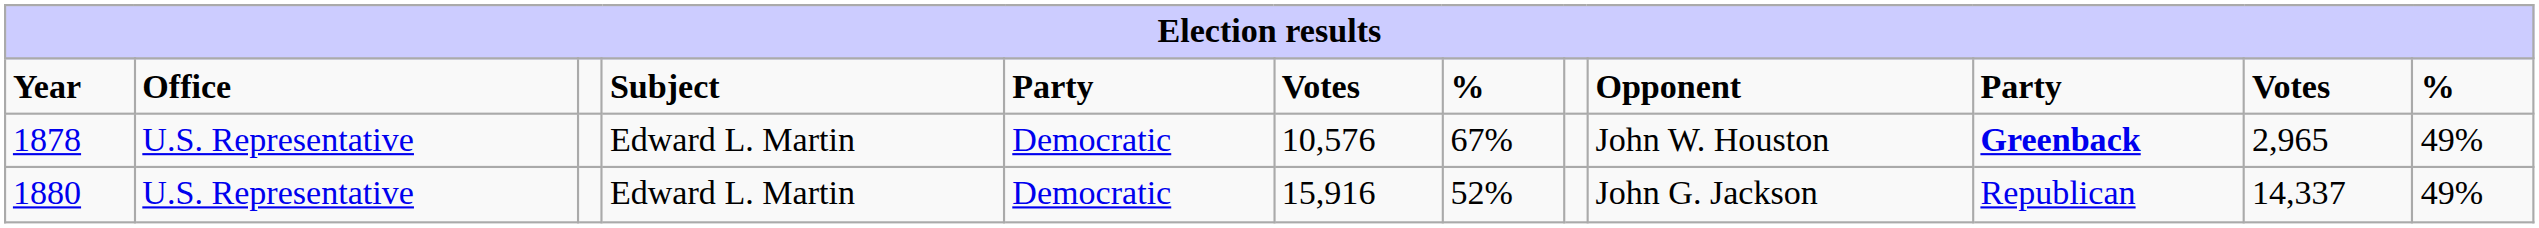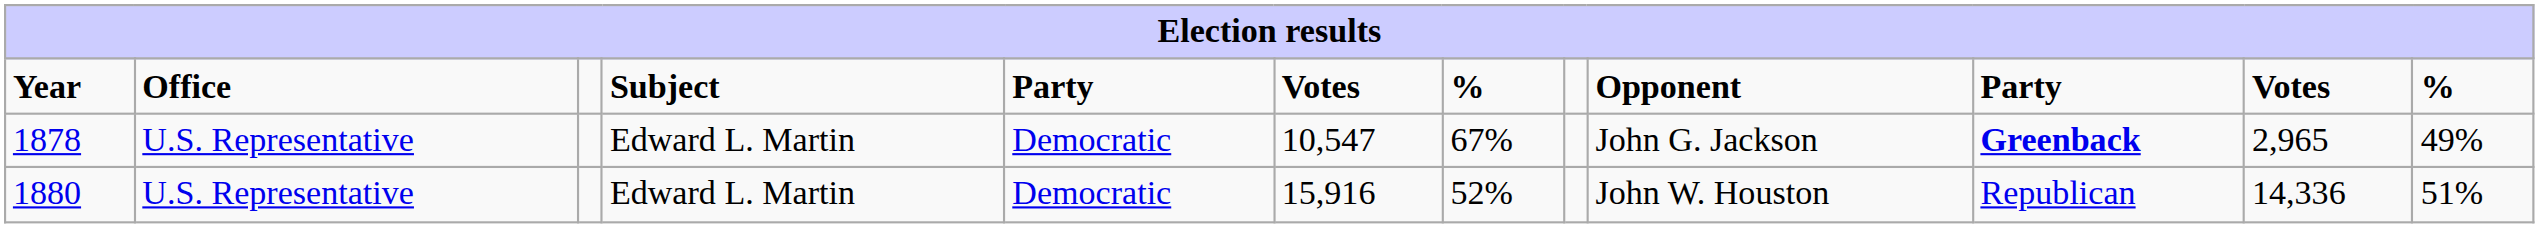(1329, 139) 10,576 -> (1329, 139) 10,547
(1712, 139) John W. Houston -> (1707, 139) John G. Jackson
(1707, 193) John G. Jackson -> (1712, 193) John W. Houston
(2299, 193) 14,337 -> (2299, 193) 14,336
(2452, 193) 49% -> (2452, 193) 51%
